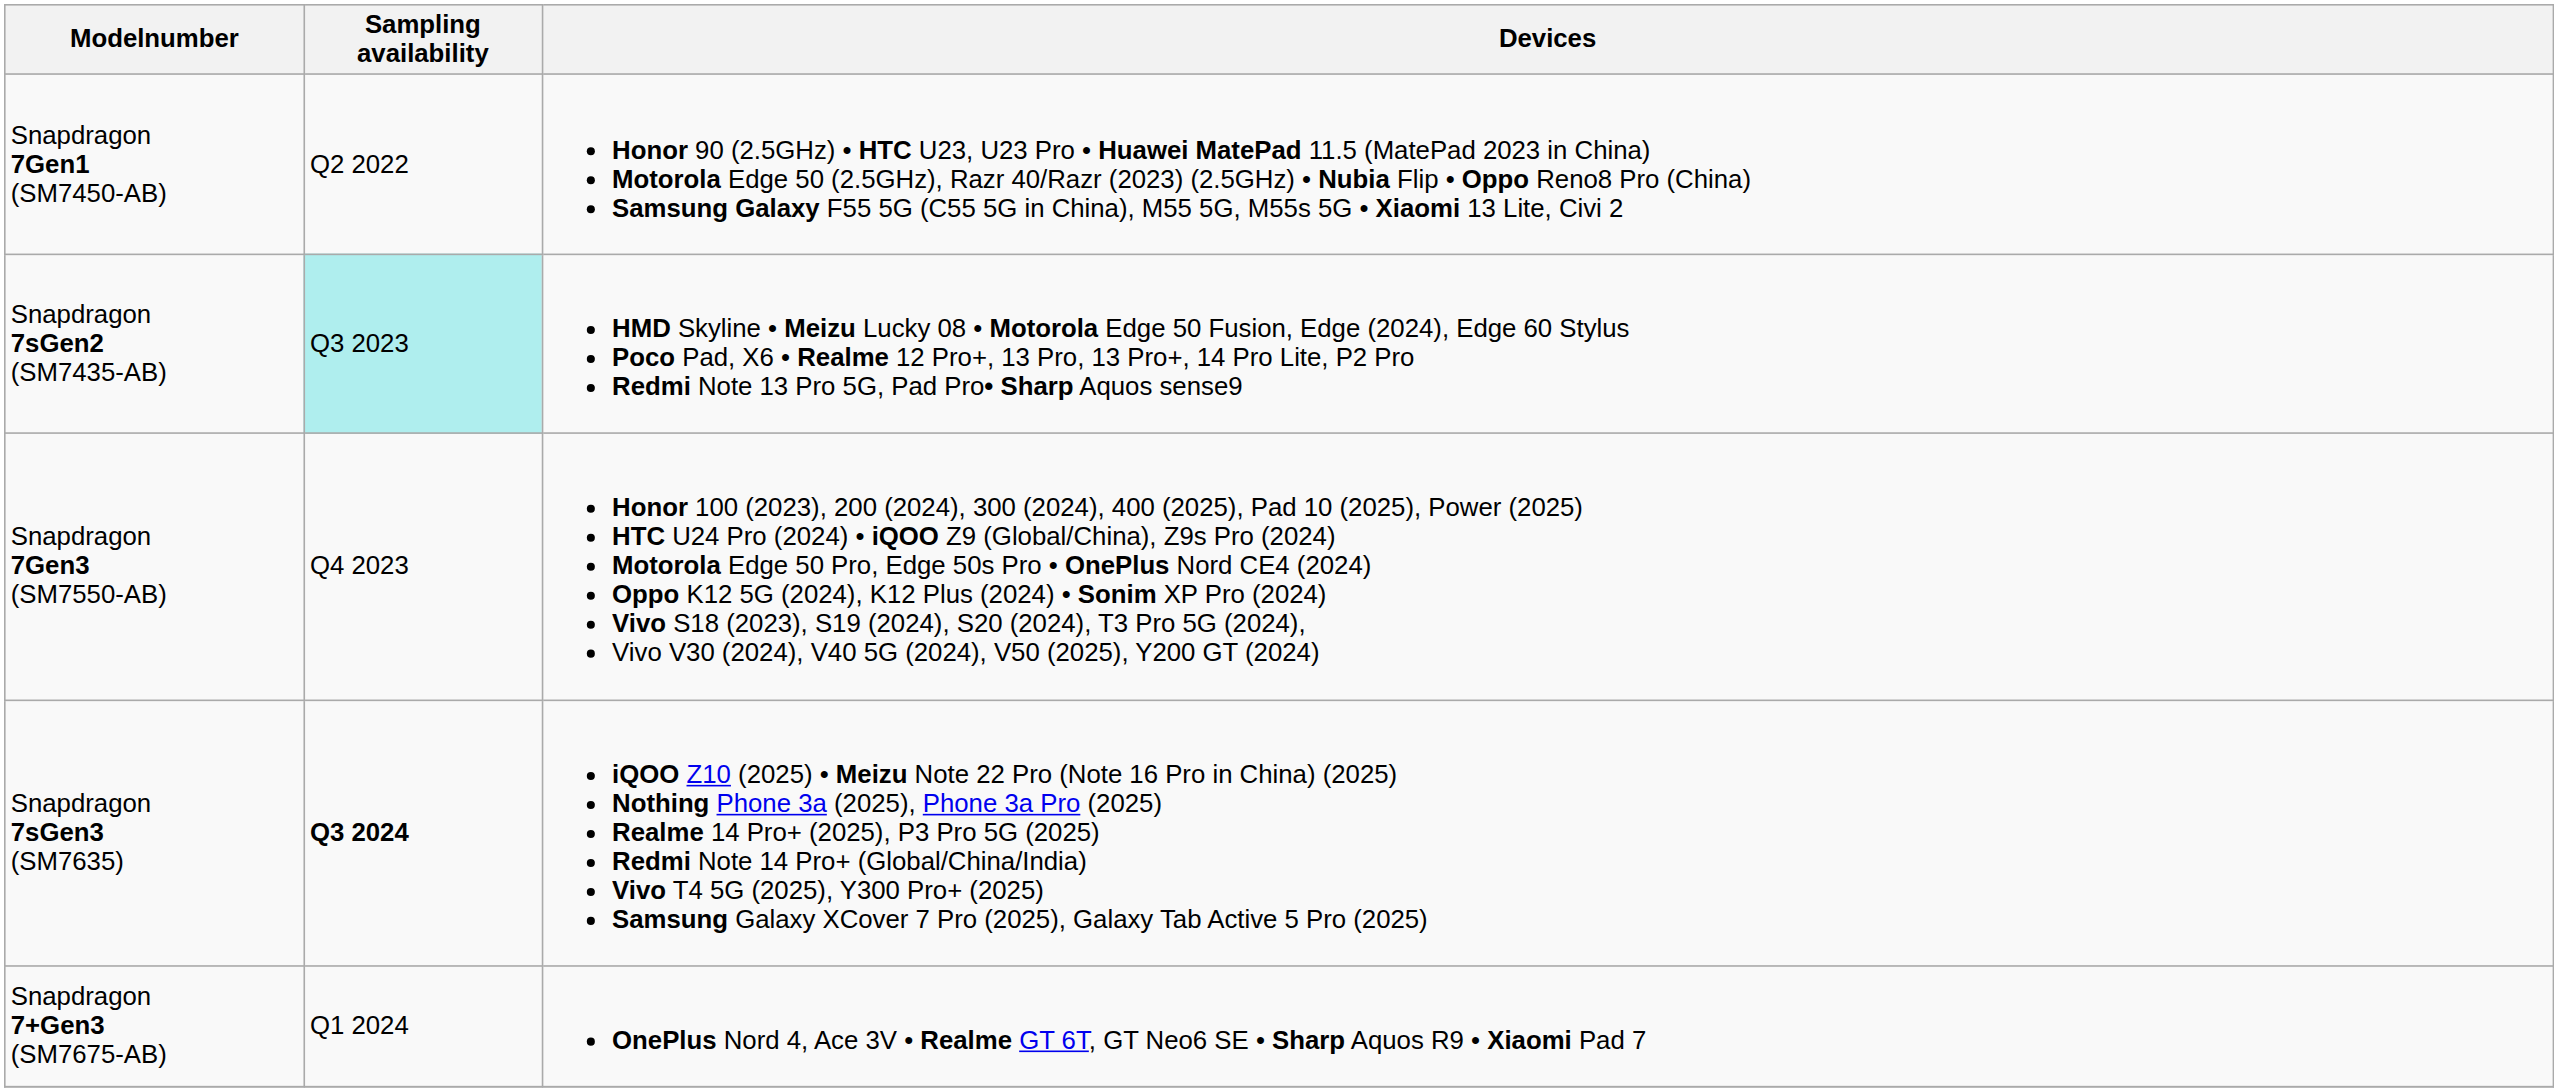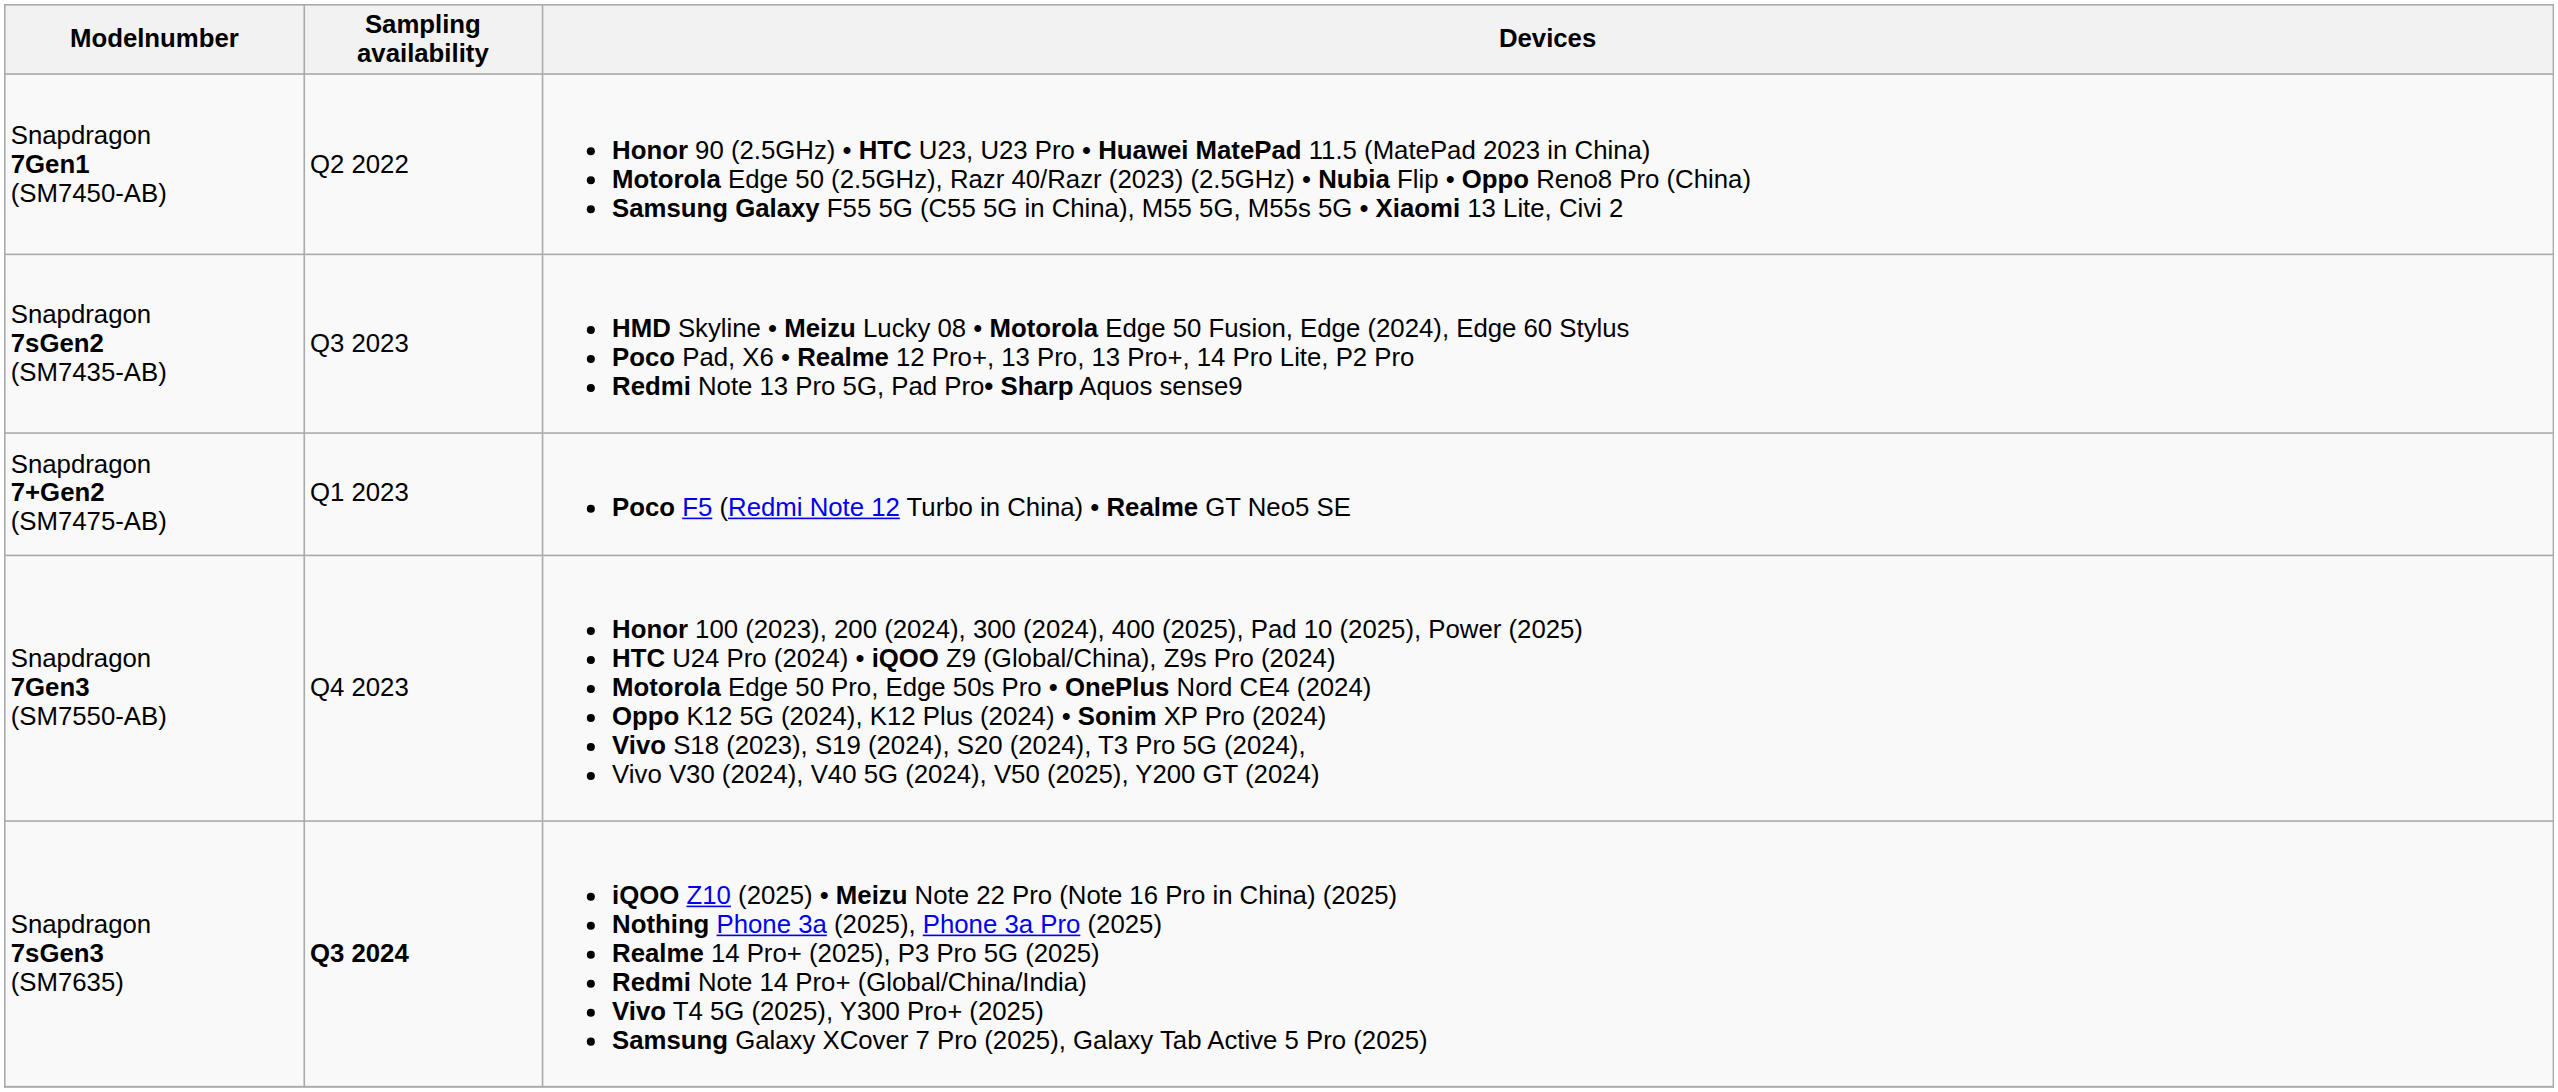(359, 343) paleturquoise background -> (359, 343) no background
+ row: (89, 493)
- row: (89, 1026)
